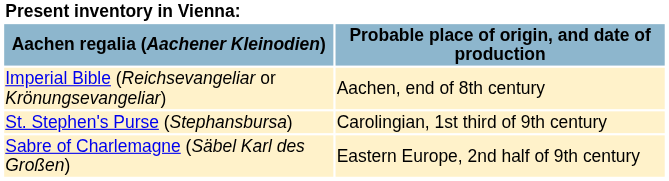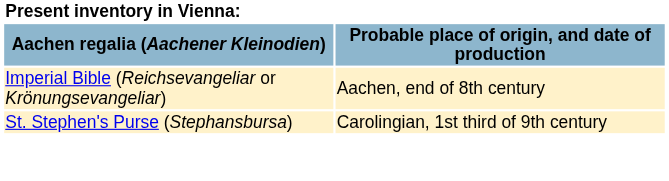- row: (155, 156)
